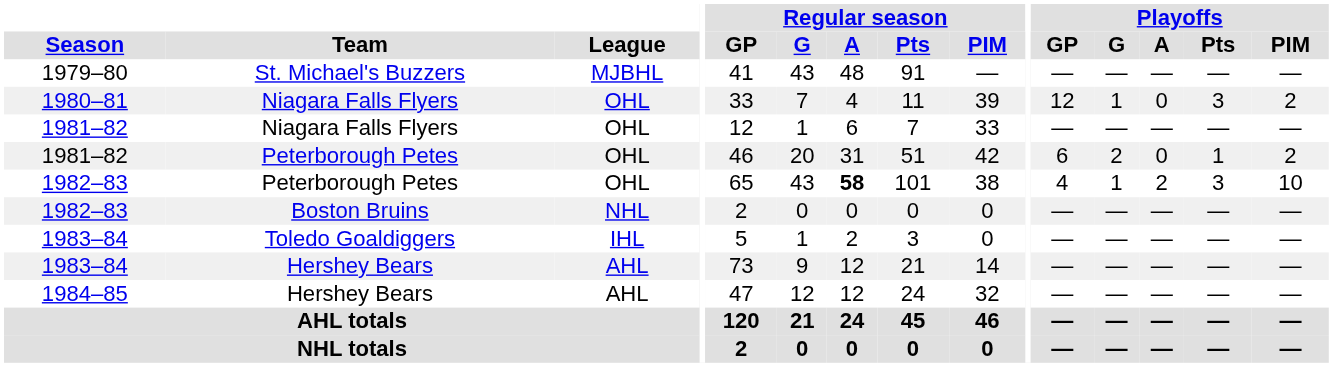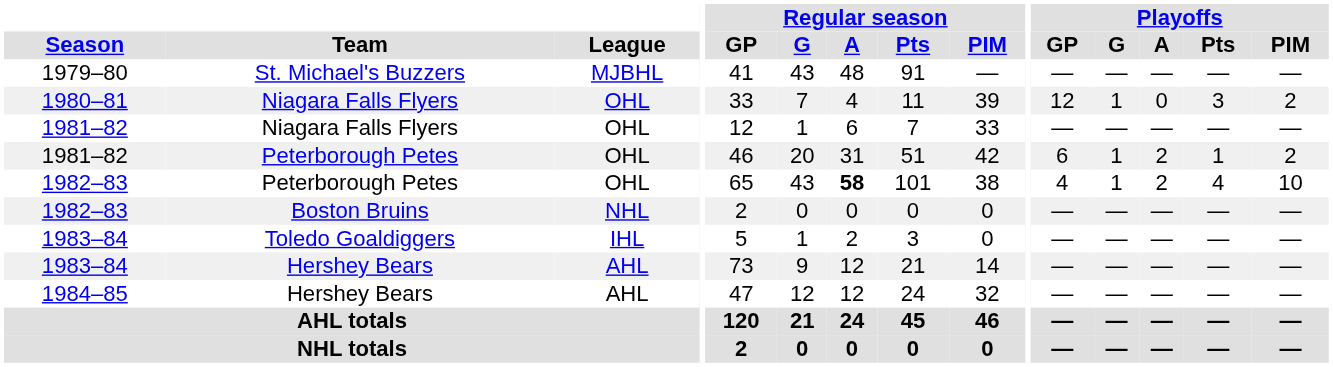(1116, 155) 2 -> (1116, 155) 1
(1162, 155) 0 -> (1162, 155) 2
(1218, 183) 3 -> (1218, 183) 4
